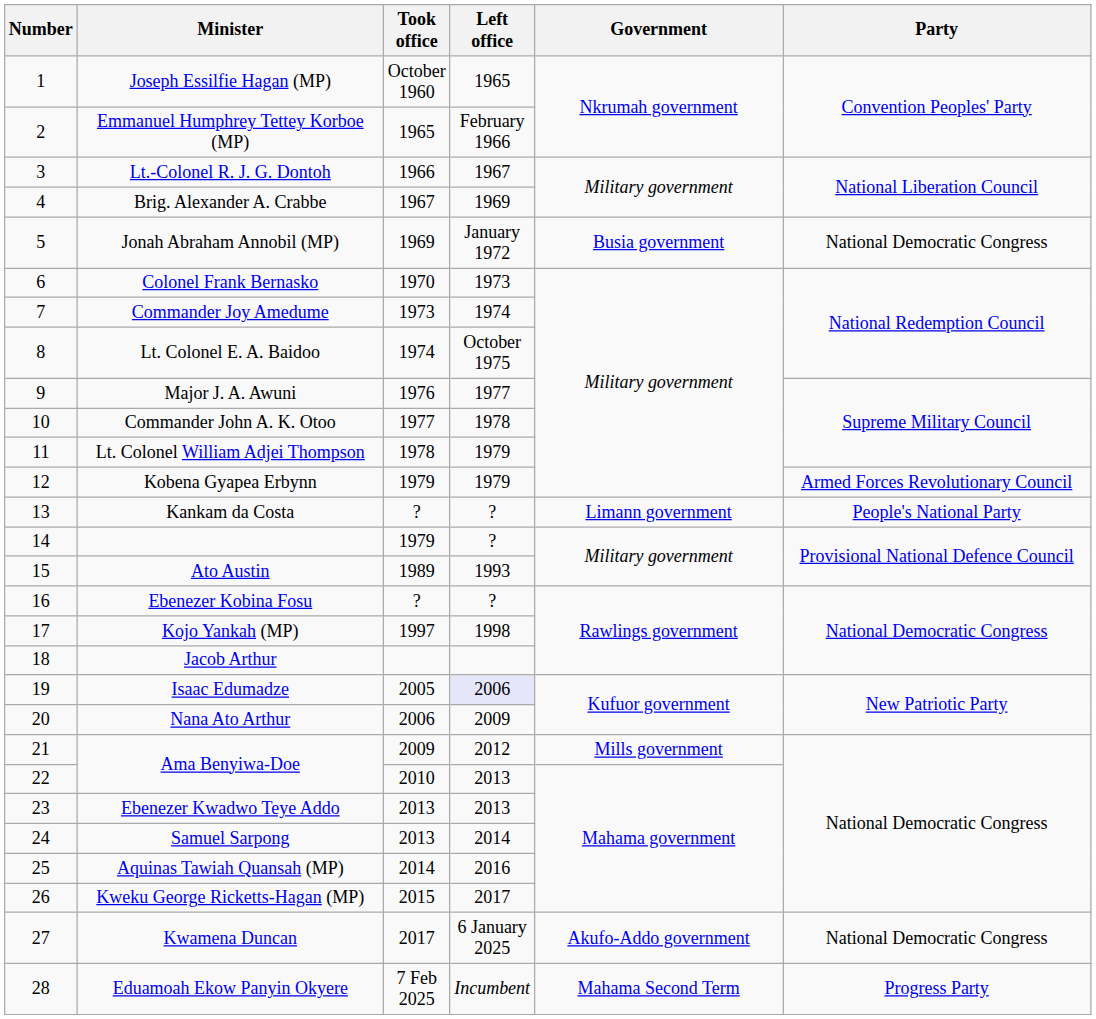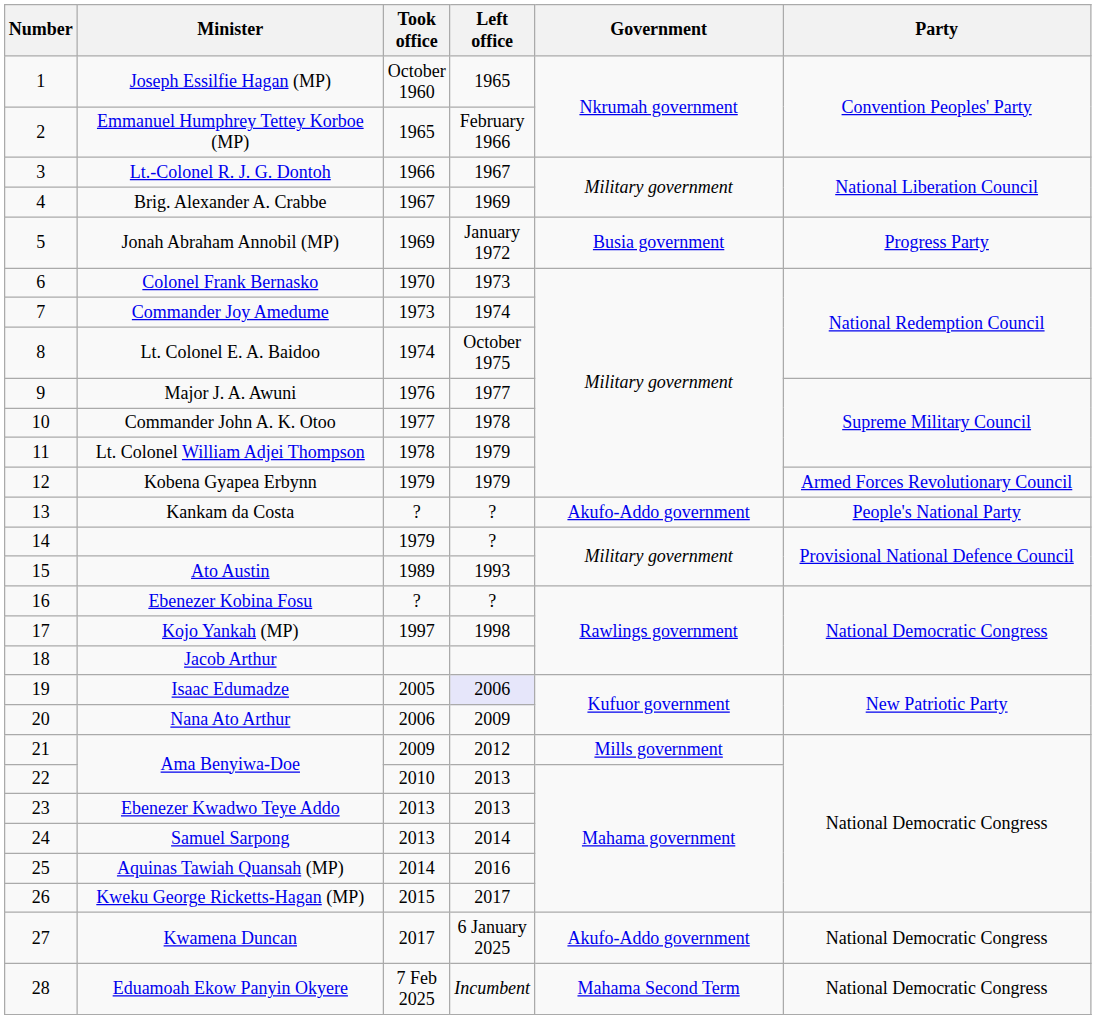(937, 242) National Democratic Congress -> (937, 242) Progress Party
(659, 511) Limann government -> (659, 511) Akufo-Addo government
(937, 989) Progress Party -> (937, 989) National Democratic Congress
